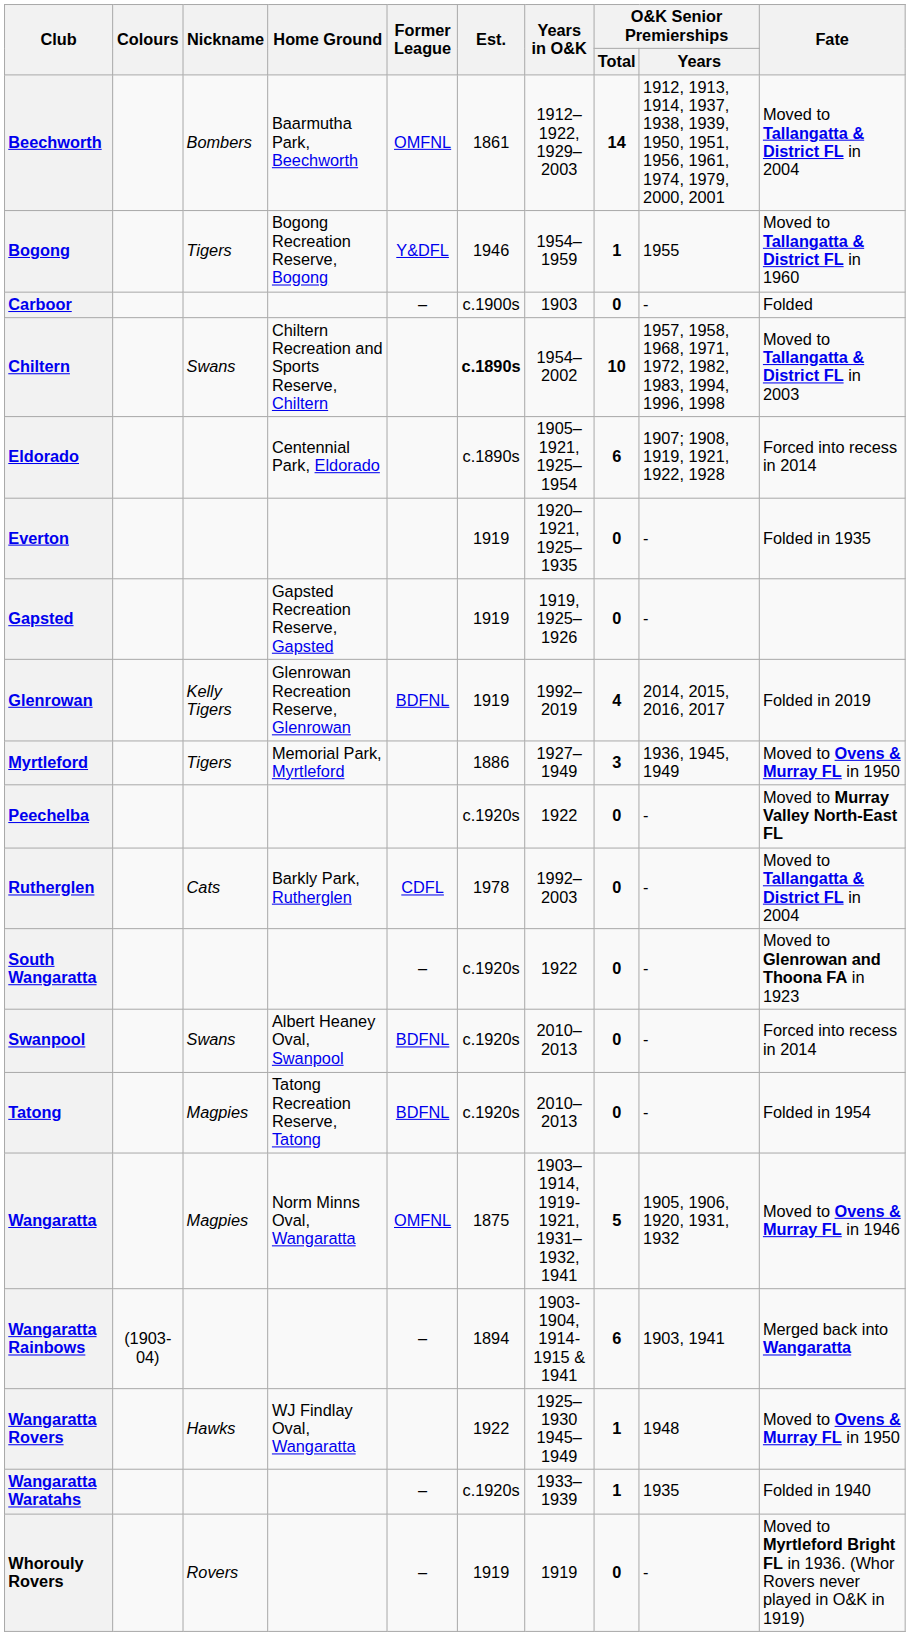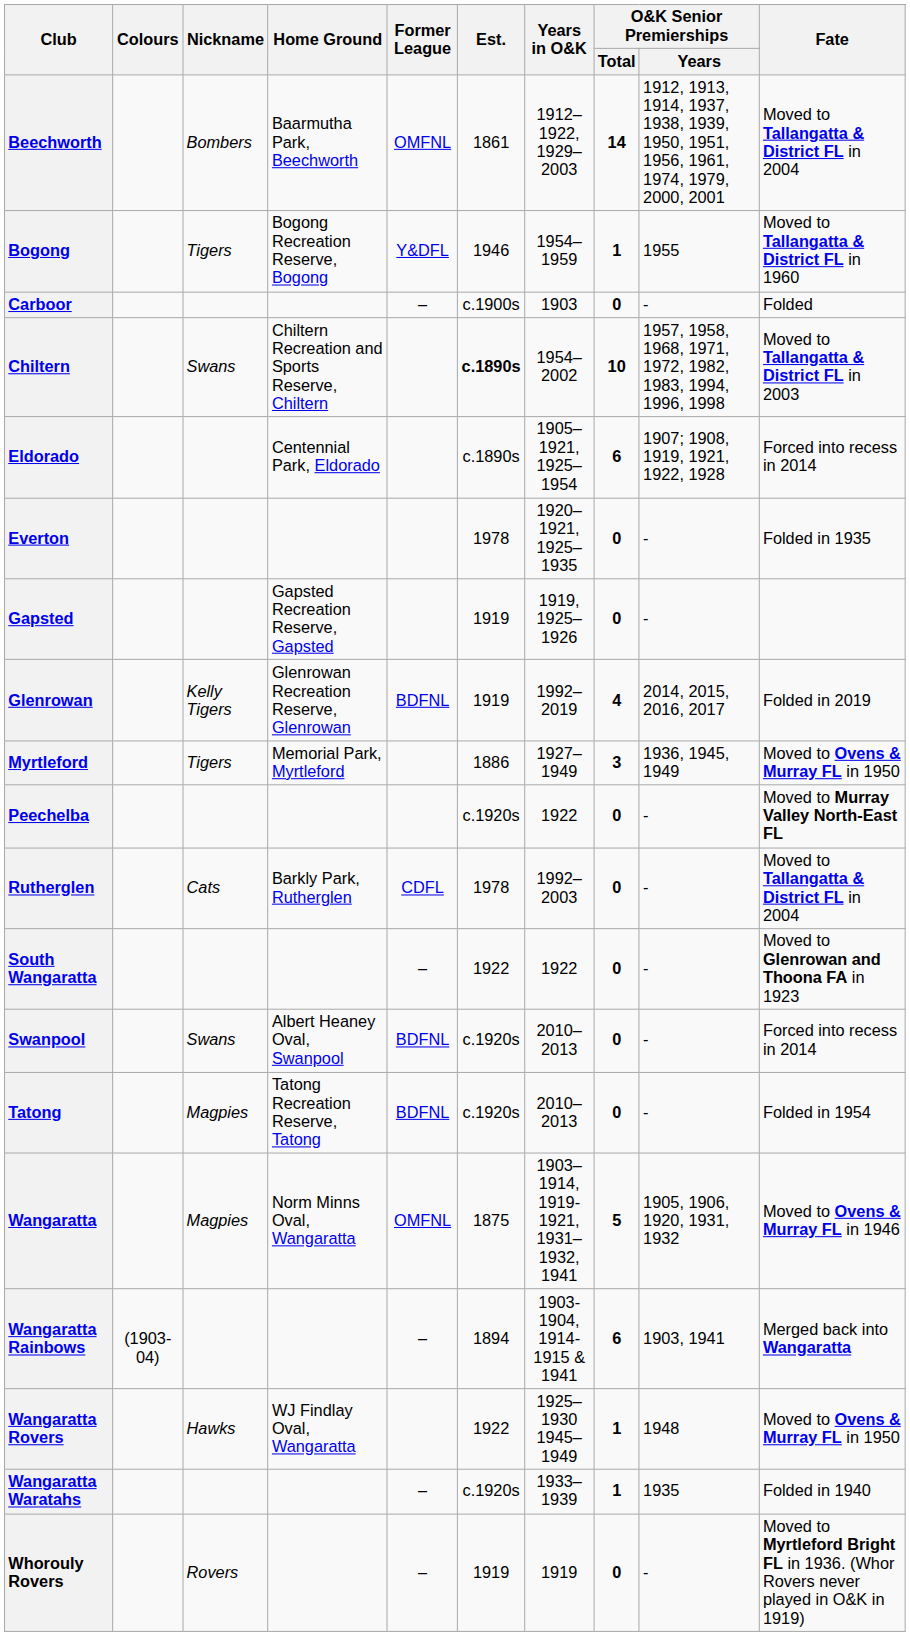(491, 538) 1919 -> (491, 538) 1978
(491, 968) c.1920s -> (491, 968) 1922
